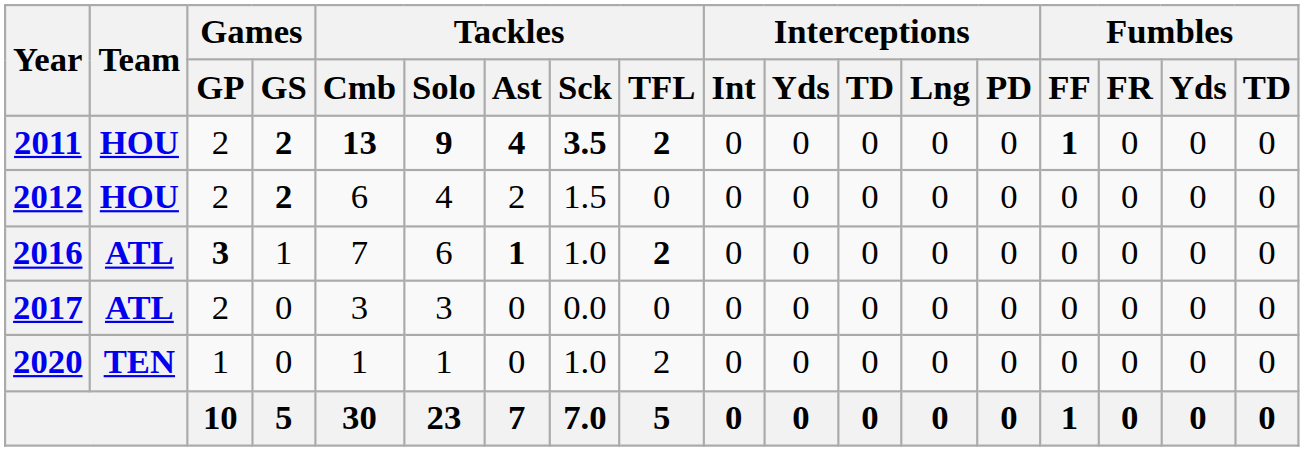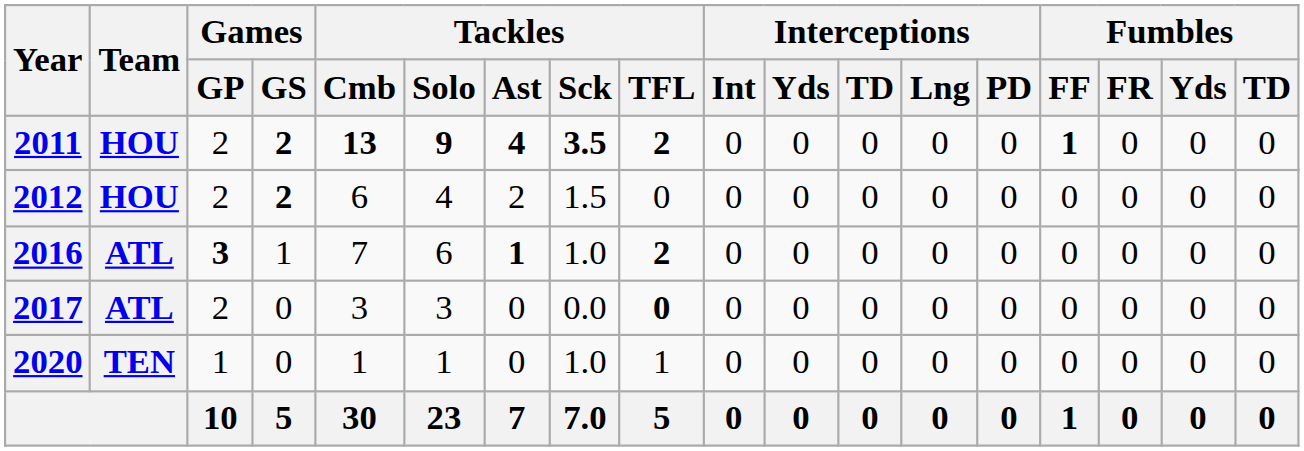(662, 307) normal -> (662, 307) bold
(662, 362) 2 -> (662, 362) 1
